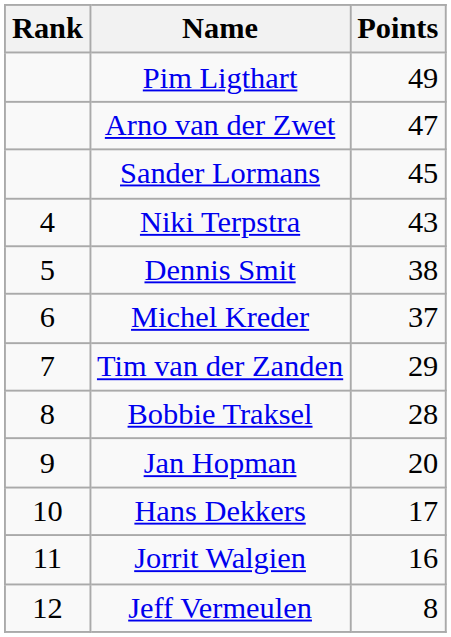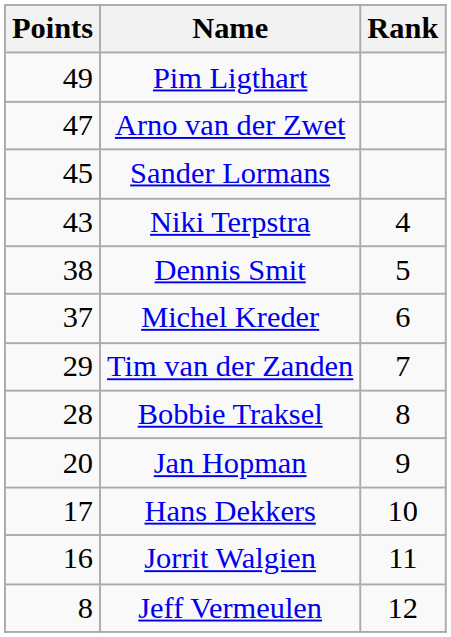columns swapped: (47, 28) <-> (398, 28)
